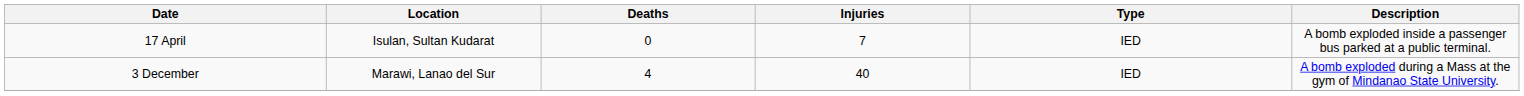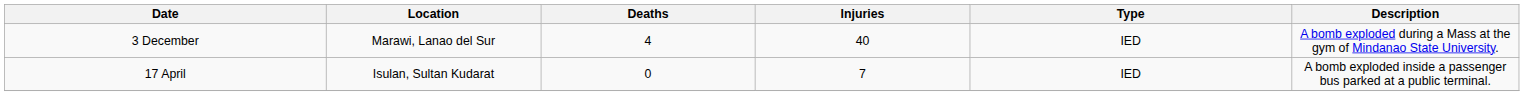rows swapped: (165, 40) <-> (165, 74)
